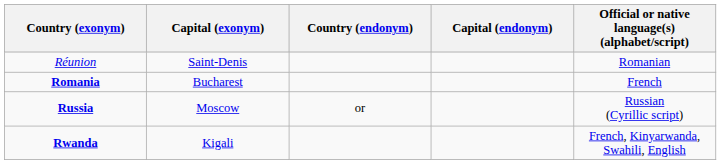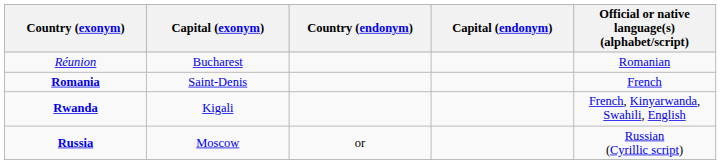(218, 62) Saint-Denis -> (218, 62) Bucharest
(218, 82) Bucharest -> (218, 82) Saint-Denis
rows swapped: (76, 108) <-> (76, 142)
